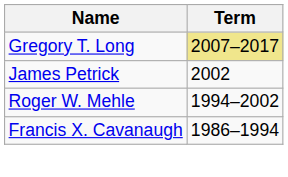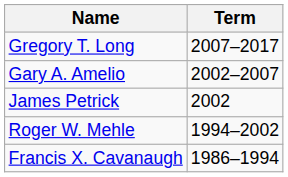(235, 46) khaki background -> (235, 46) no background
+ row: (67, 74)
